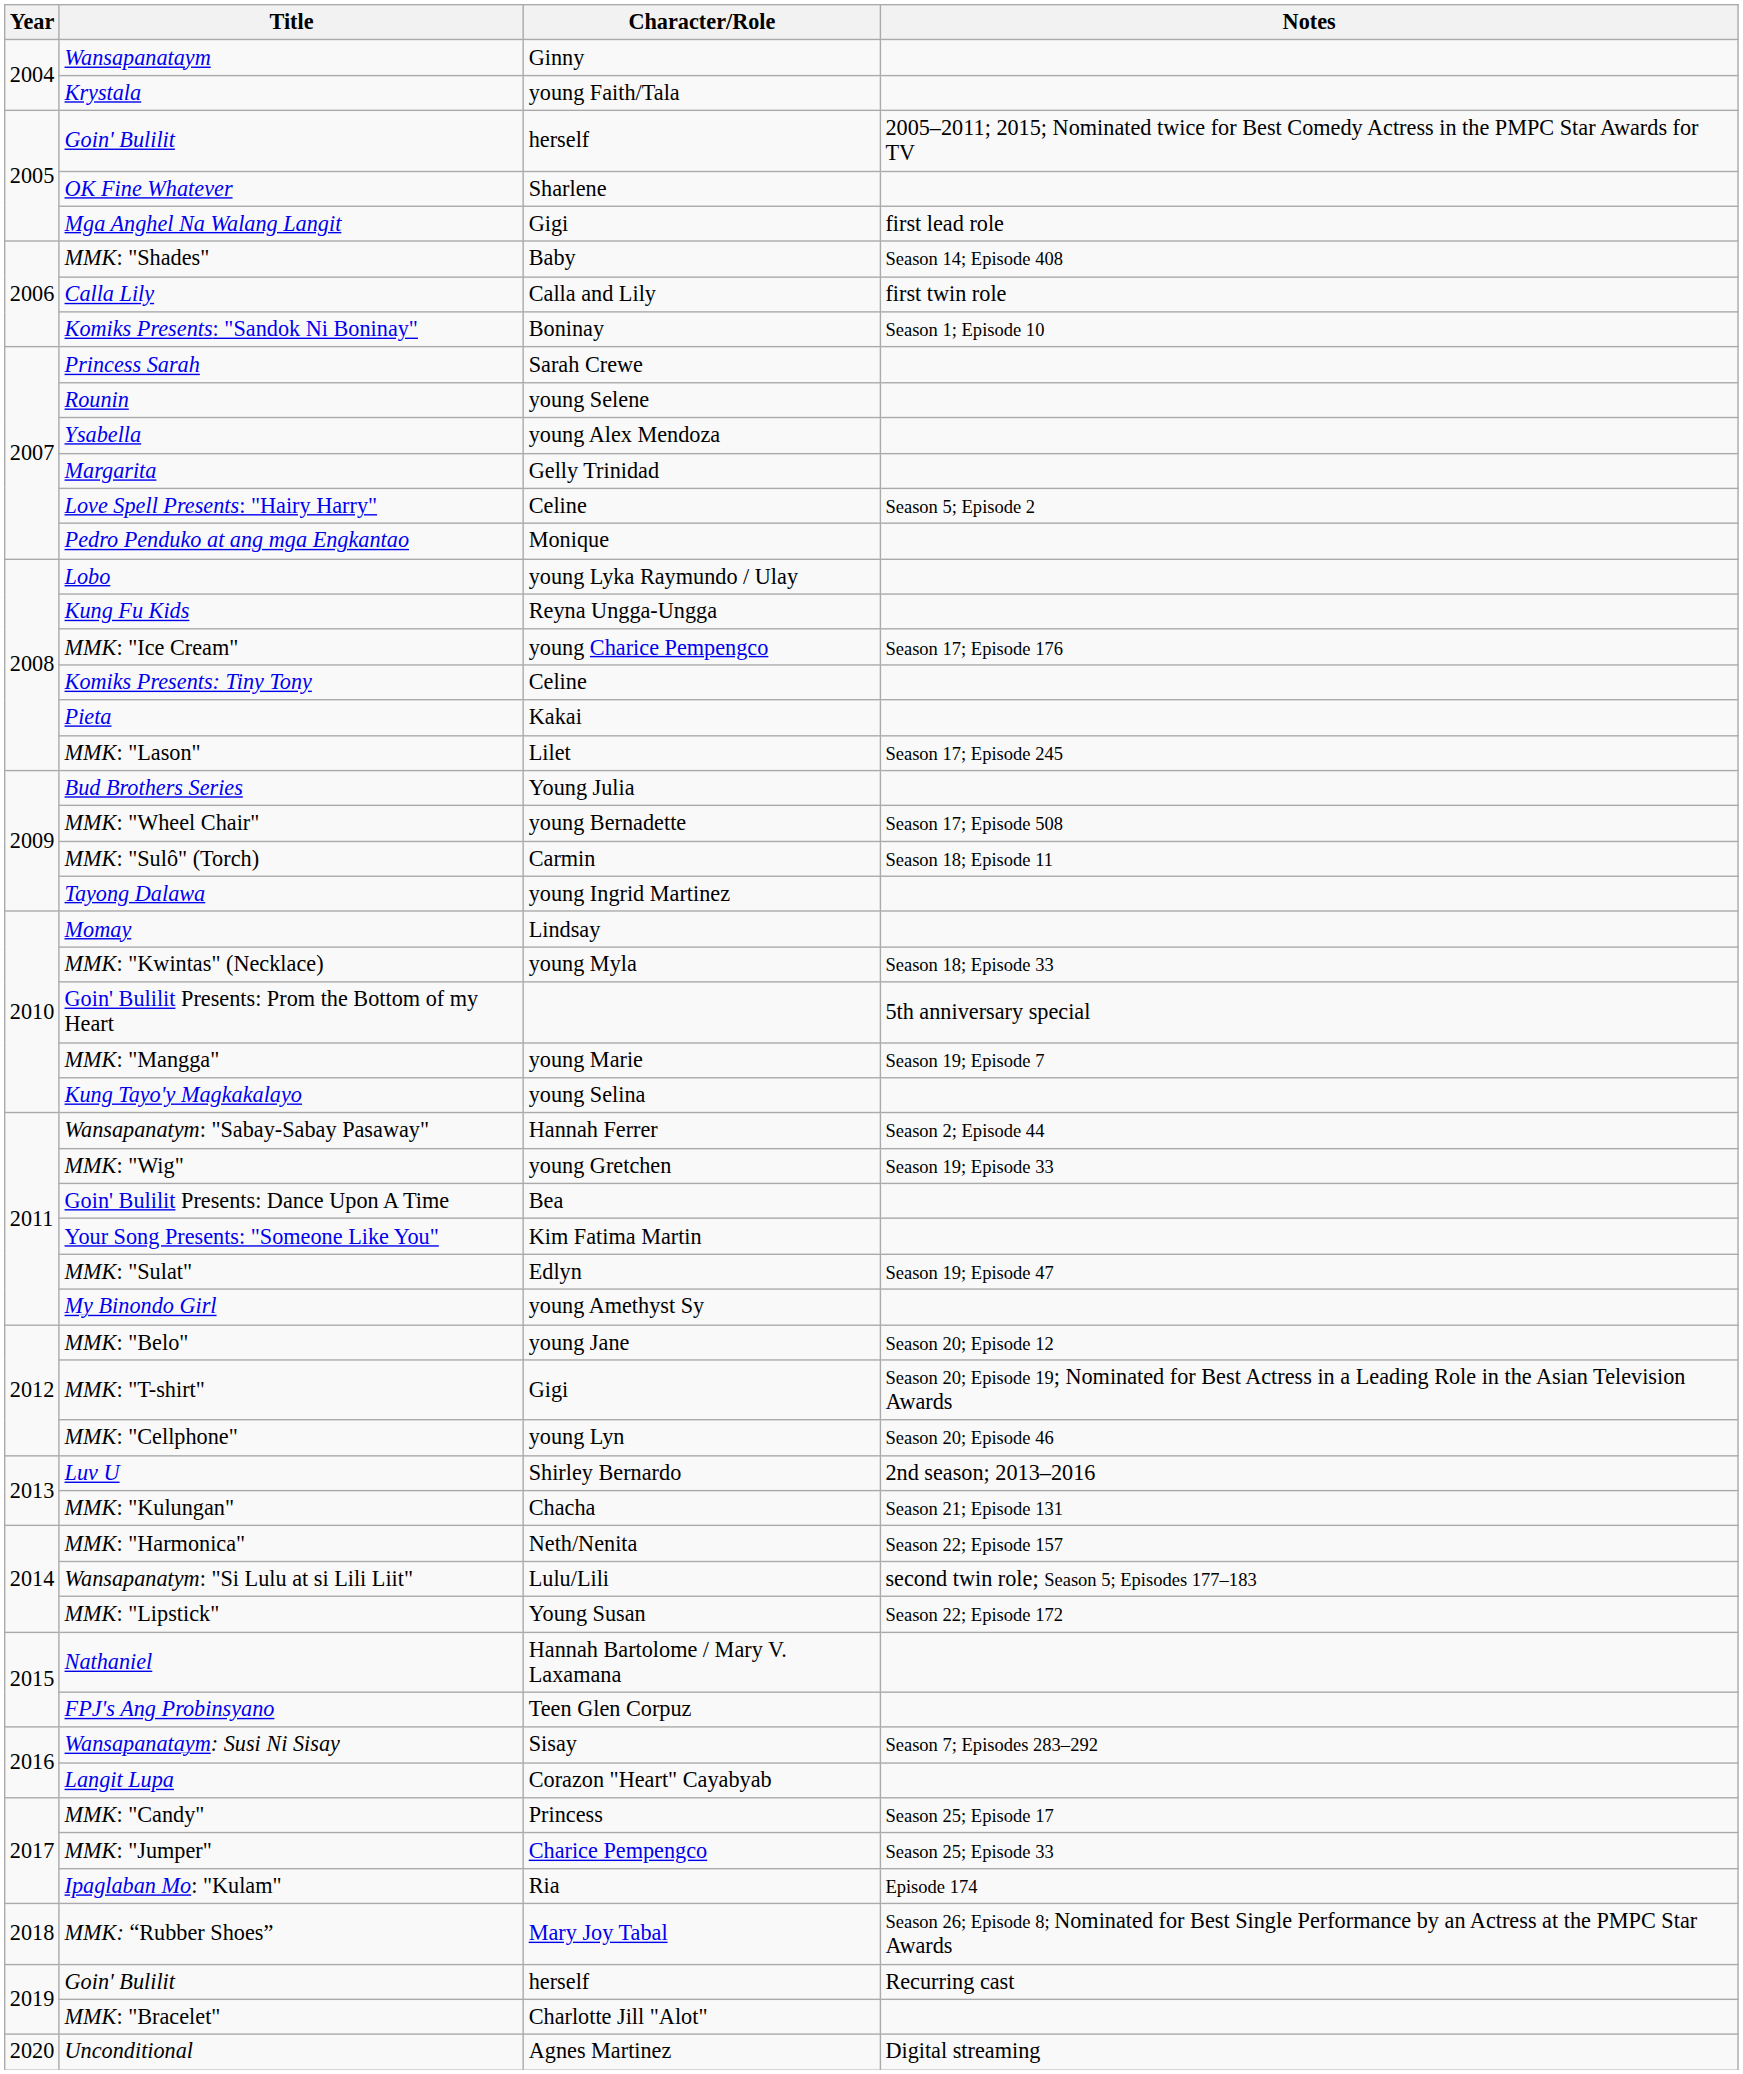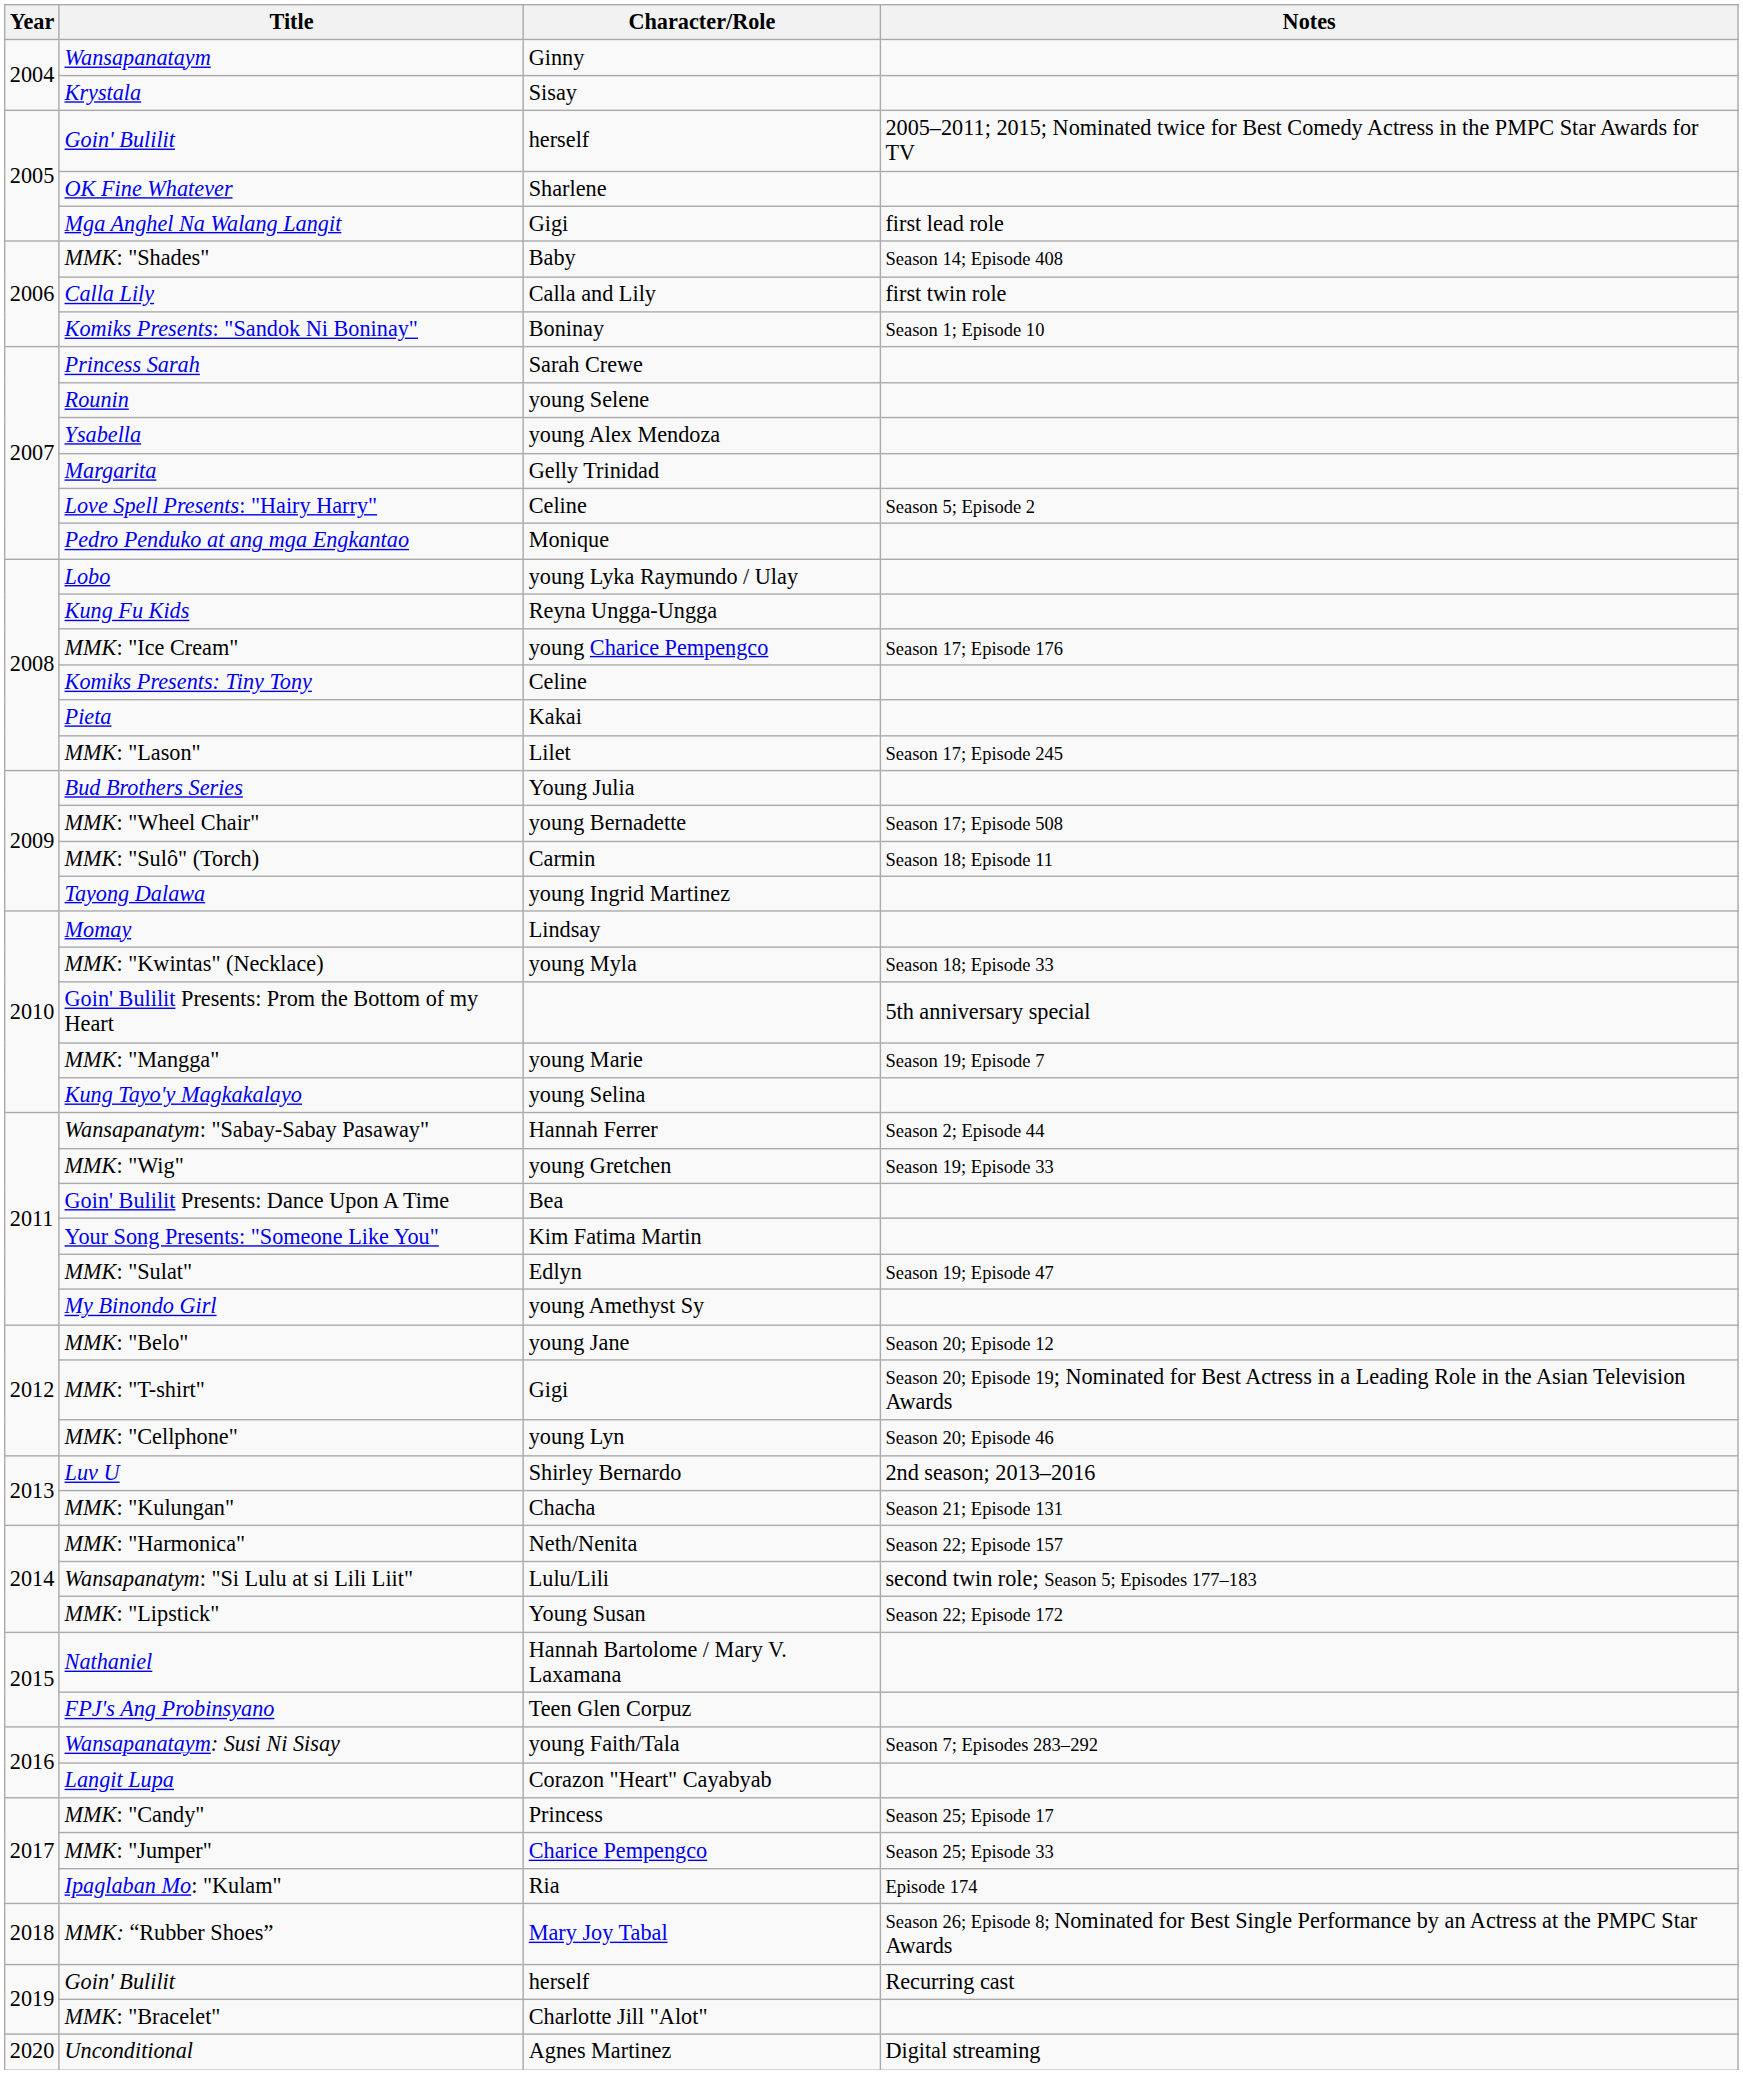(604, 92) young Faith/Tala -> (553, 92) Sisay
(553, 1744) Sisay -> (604, 1744) young Faith/Tala
